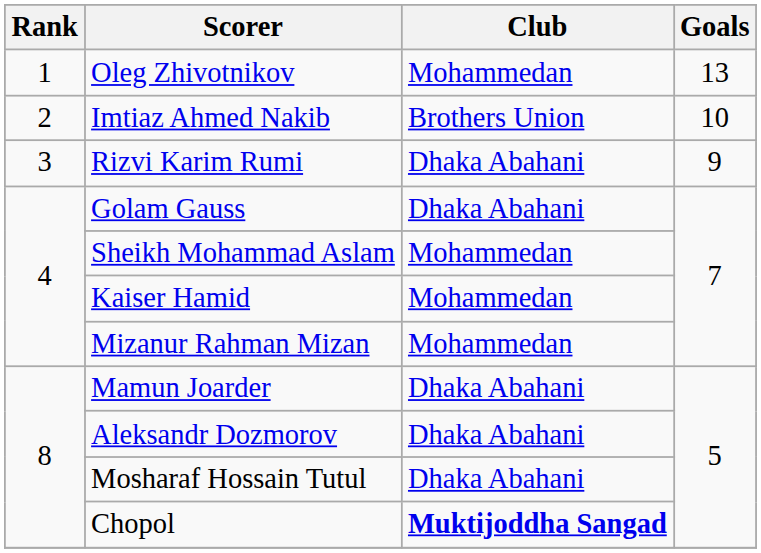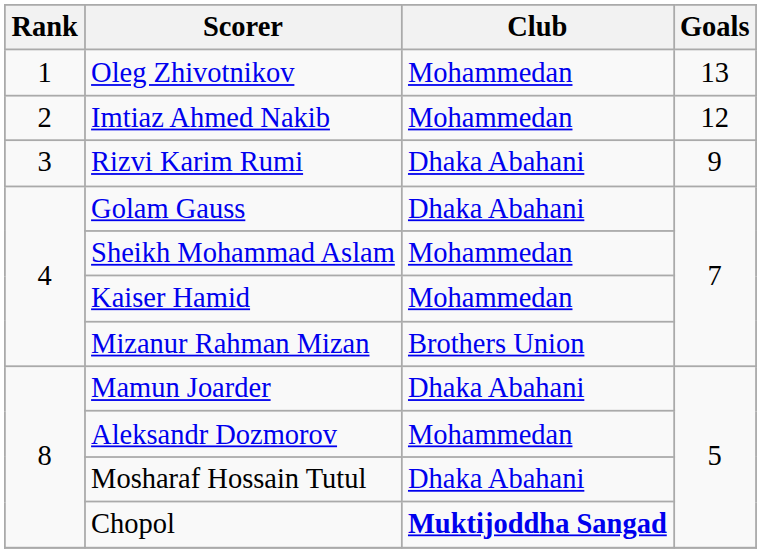(496, 117) Brothers Union -> (490, 117) Mohammedan
(715, 117) 10 -> (715, 117) 12
(490, 343) Mohammedan -> (496, 343) Brothers Union
(496, 433) Dhaka Abahani -> (490, 433) Mohammedan
